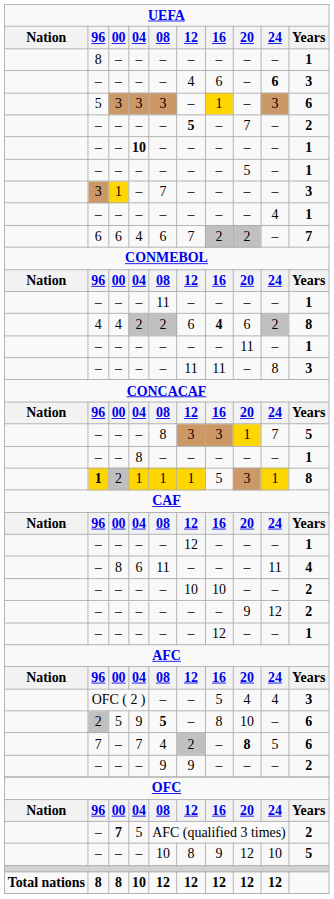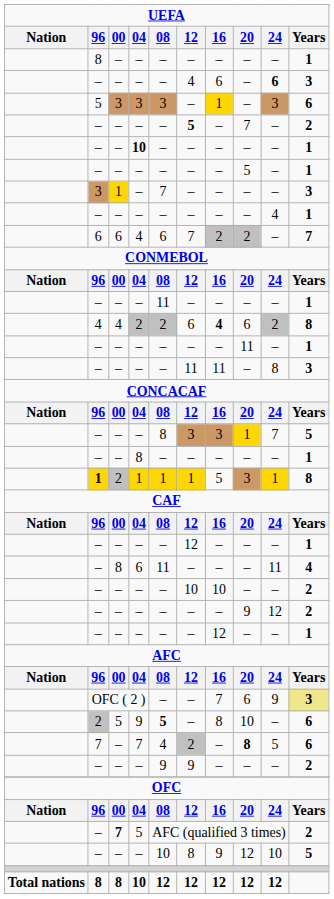(219, 699) 5 -> (219, 699) 7
(247, 699) 4 -> (247, 699) 6
(275, 699) 4 -> (275, 699) 9
(309, 699) no background -> (309, 699) khaki background
